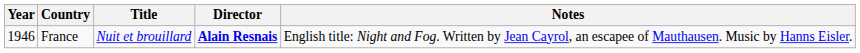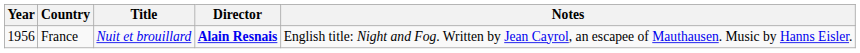(21, 36) 1946 -> (21, 36) 1956
